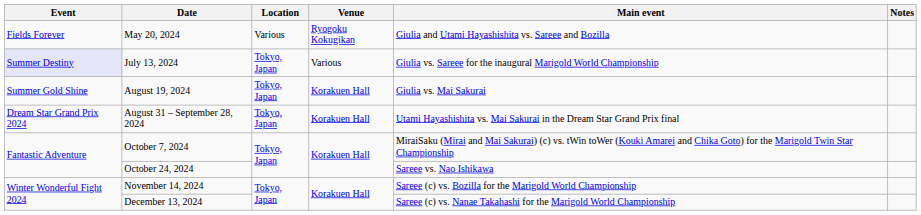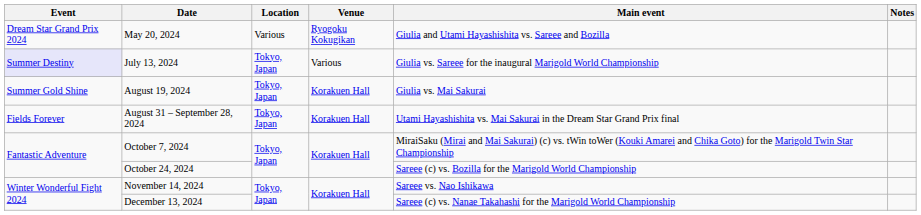(36, 34) Fields Forever -> (53, 34) Dream Star Grand Prix 2024
(53, 118) Dream Star Grand Prix 2024 -> (36, 118) Fields Forever
(445, 168) Sareee vs. Nao Ishikawa -> (516, 168) Sareee (c) vs. Bozilla for the Marigold World Championship
(516, 185) Sareee (c) vs. Bozilla for the Marigold World Championship -> (445, 185) Sareee vs. Nao Ishikawa
